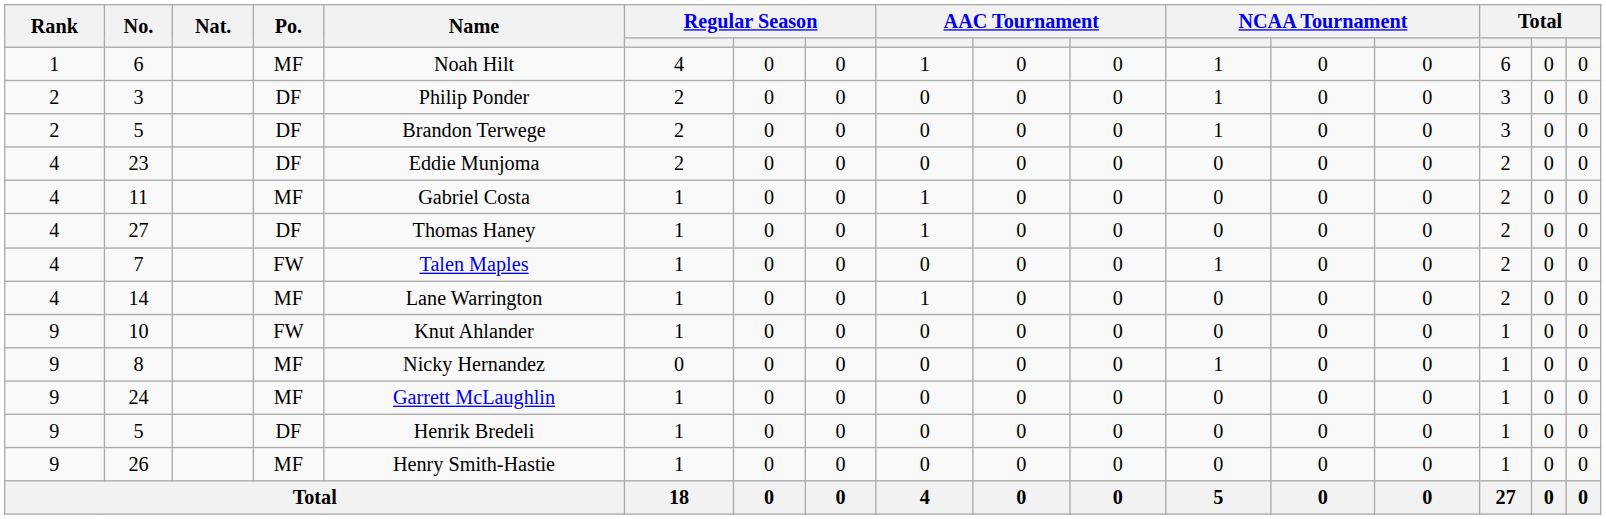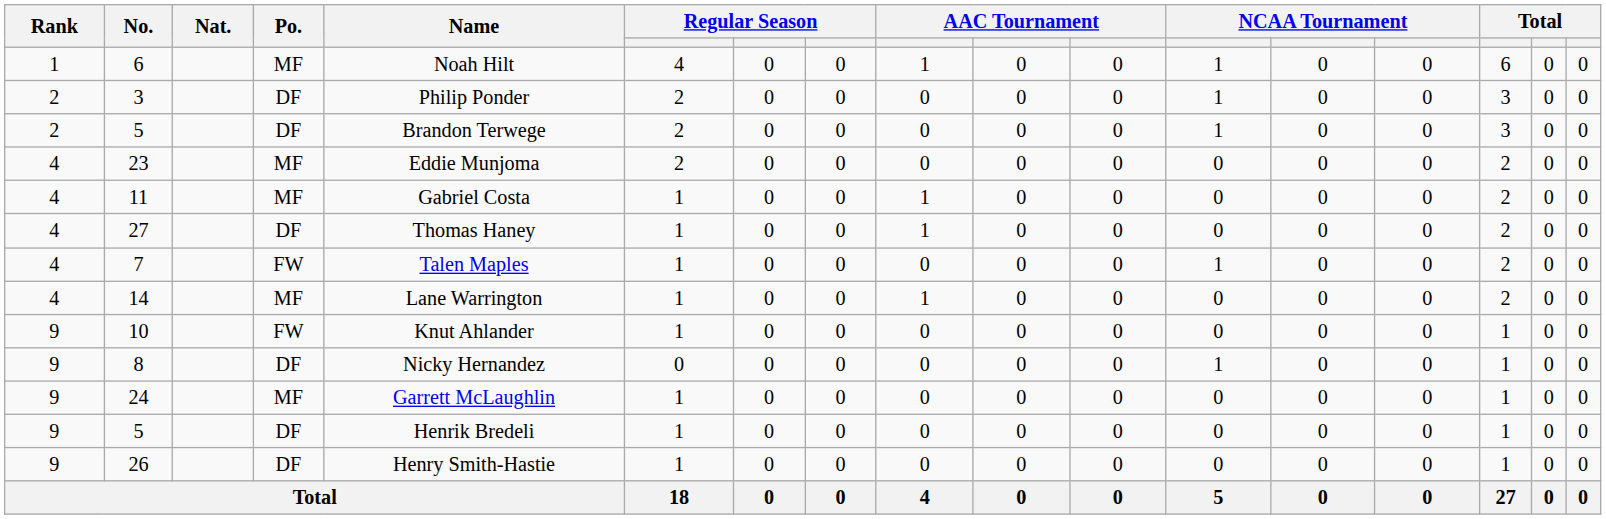(288, 164) DF -> (288, 164) MF
(288, 364) MF -> (288, 364) DF
(288, 464) MF -> (288, 464) DF
